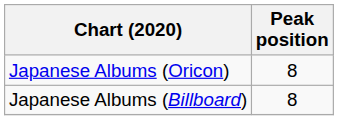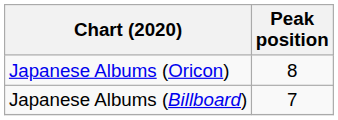(292, 99) 8 -> (292, 99) 7
